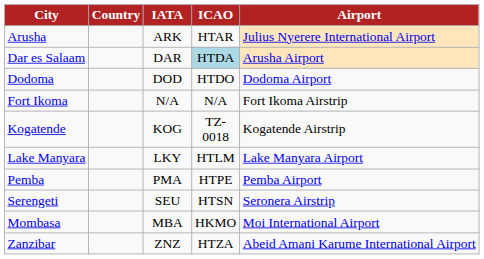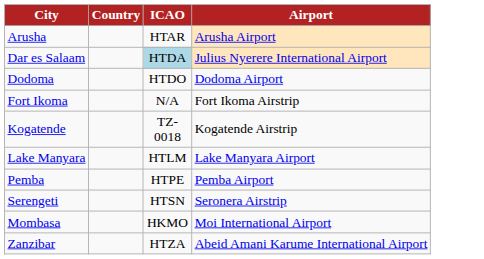- column: (167, 15)
(339, 36) Julius Nyerere International Airport -> (235, 36) Arusha Airport
(283, 57) Arusha Airport -> (291, 57) Julius Nyerere International Airport
